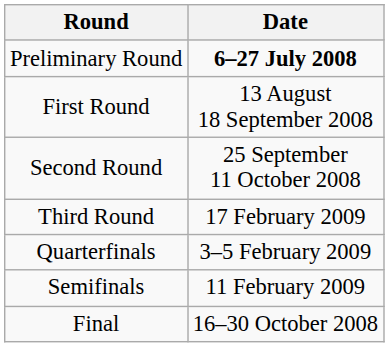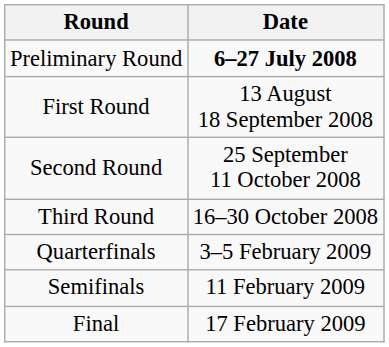(285, 216) 17 February 2009 -> (285, 216) 16–30 October 2008
(285, 323) 16–30 October 2008 -> (285, 323) 17 February 2009
